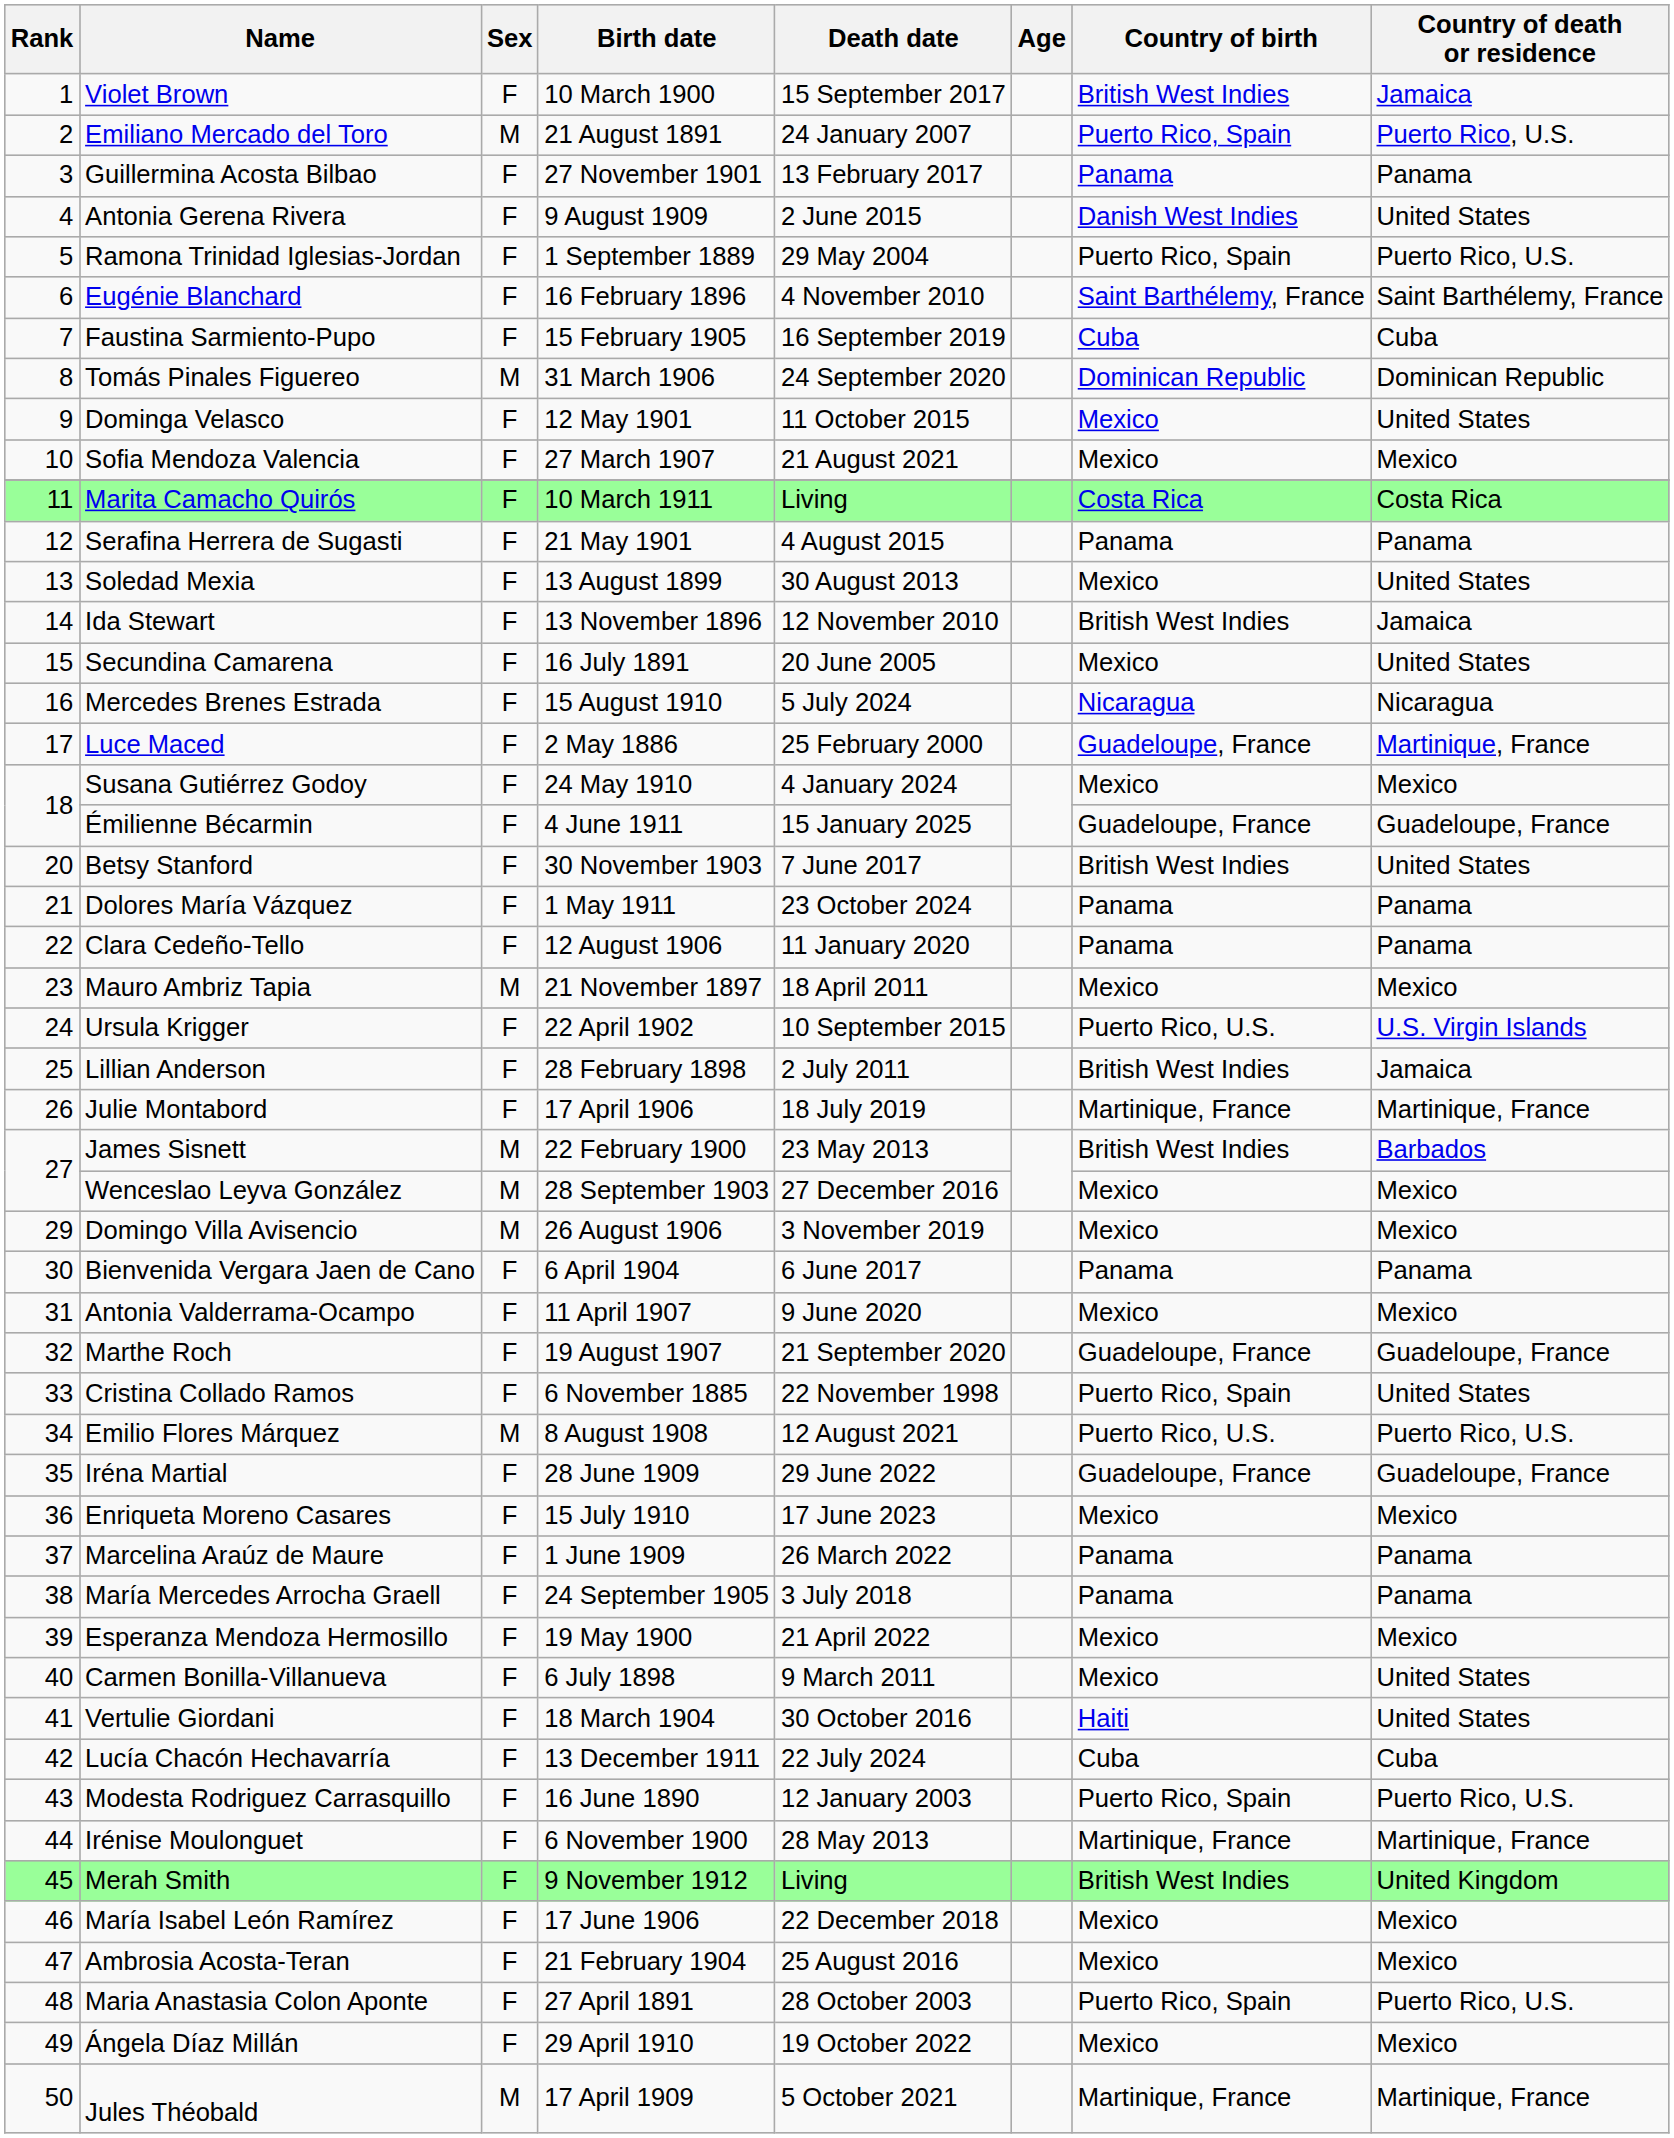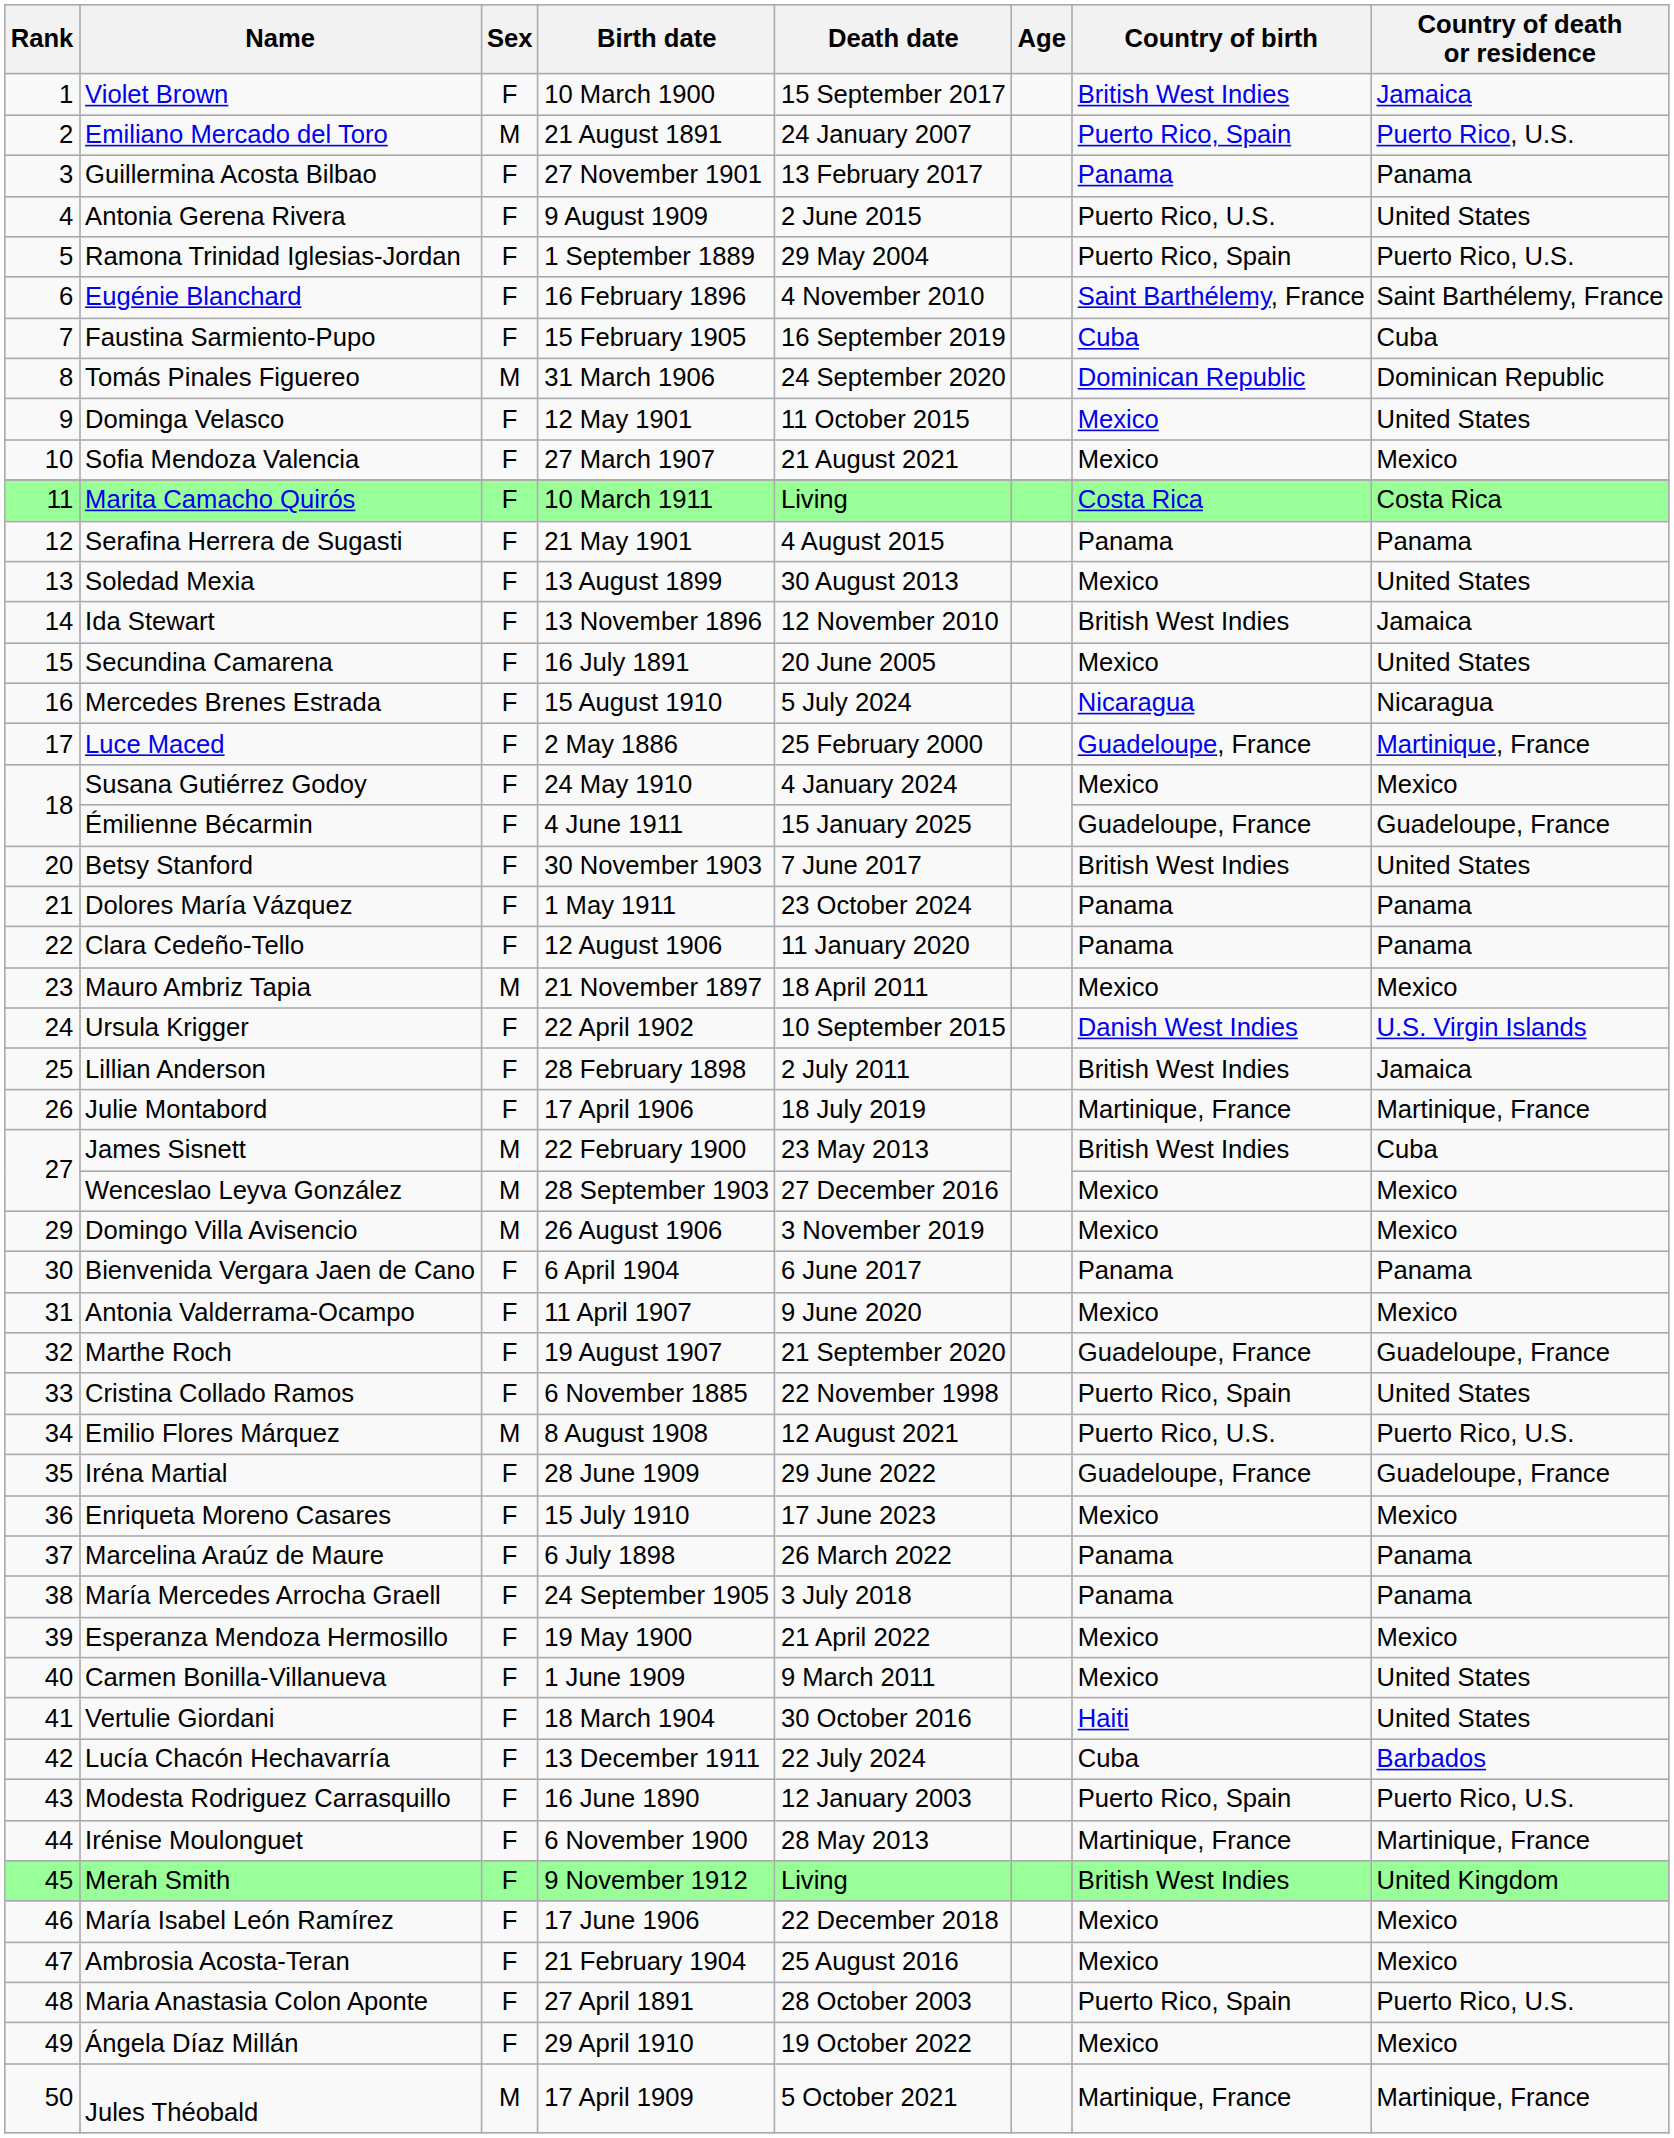(1188, 216) Danish West Indies -> (1177, 216) Puerto Rico, U.S.
(1177, 1028) Puerto Rico, U.S. -> (1188, 1028) Danish West Indies
(1431, 1149) Barbados -> (1407, 1149) Cuba
(615, 1555) 1 June 1909 -> (610, 1555) 6 July 1898
(610, 1677) 6 July 1898 -> (615, 1677) 1 June 1909
(1407, 1758) Cuba -> (1431, 1758) Barbados
